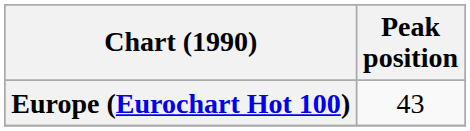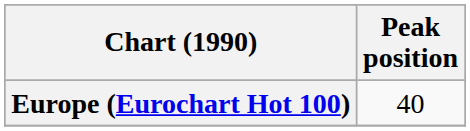(411, 102) 43 -> (411, 102) 40
